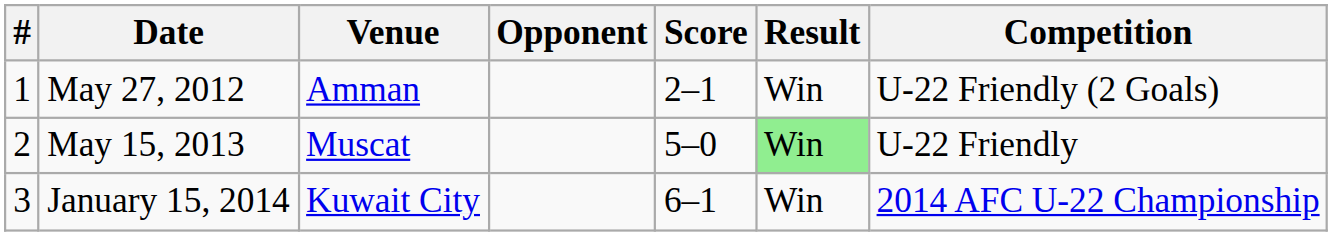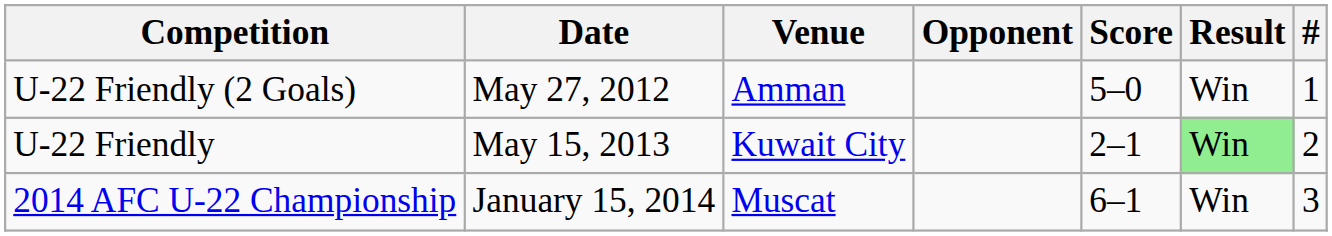columns swapped: (22, 32) <-> (1098, 32)
(690, 88) 2–1 -> (1116, 88) 5–0
(358, 144) Muscat -> (818, 144) Kuwait City
(690, 144) 5–0 -> (1116, 144) 2–1
(393, 200) Kuwait City -> (784, 200) Muscat
